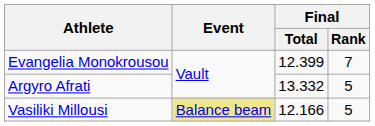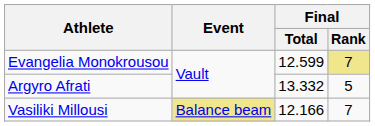(301, 63) 12.399 -> (301, 63) 12.599
(348, 63) no background -> (348, 63) khaki background
(348, 110) 5 -> (348, 110) 7
